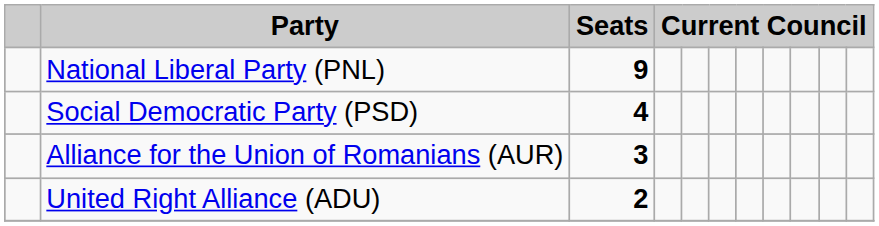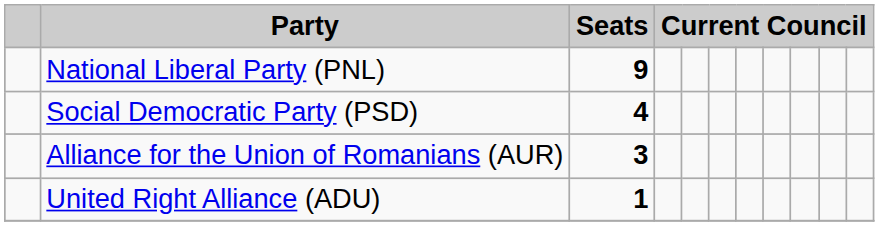(641, 198) 2 -> (641, 198) 1
